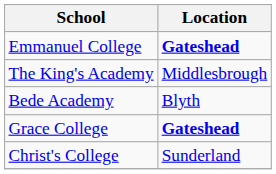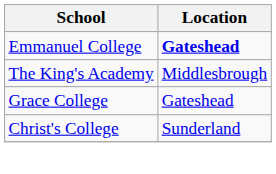- row: (61, 100)
(201, 127) bold -> (198, 100) normal
